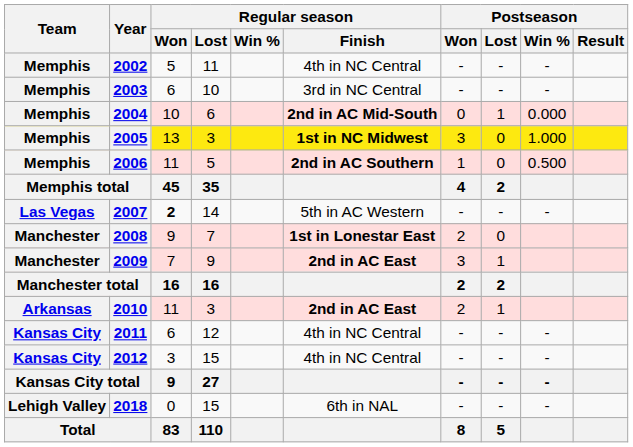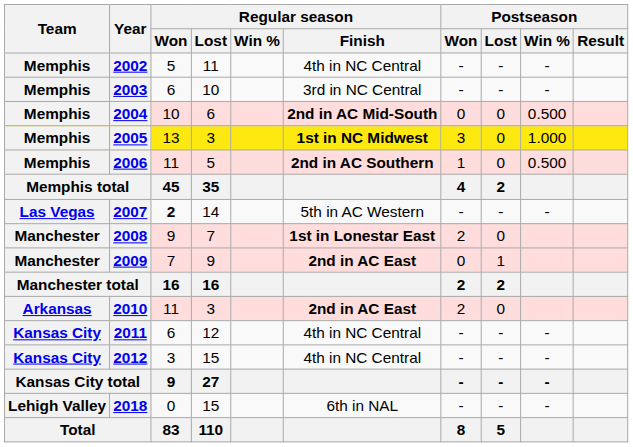(501, 114) 1 -> (501, 114) 0
(547, 114) 0.000 -> (547, 114) 0.500
(461, 260) 3 -> (461, 260) 0
(501, 308) 1 -> (501, 308) 0
